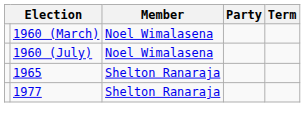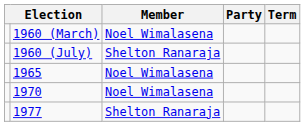(159, 53) Noel Wimalasena -> (163, 53) Shelton Ranaraja
(163, 73) Shelton Ranaraja -> (159, 73) Noel Wimalasena
+ row: (27, 92)
